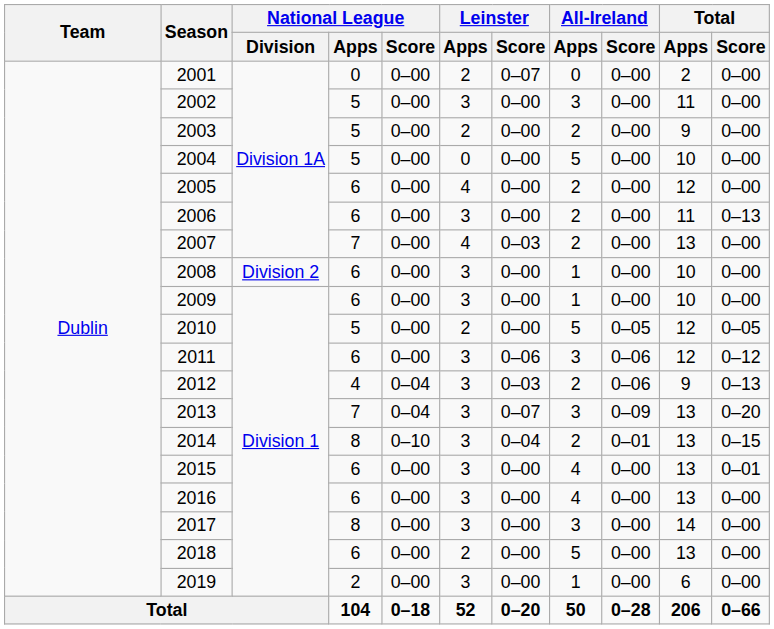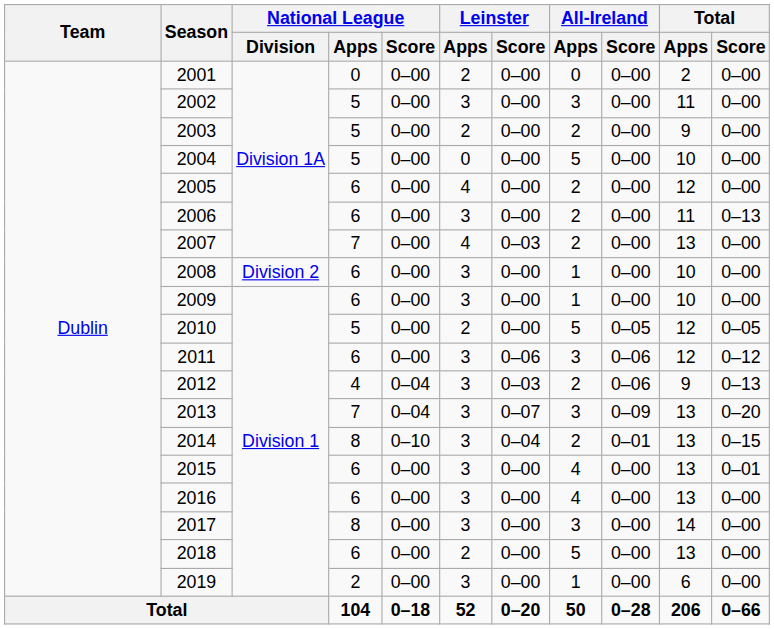(521, 74) 0–07 -> (521, 74) 0–00
